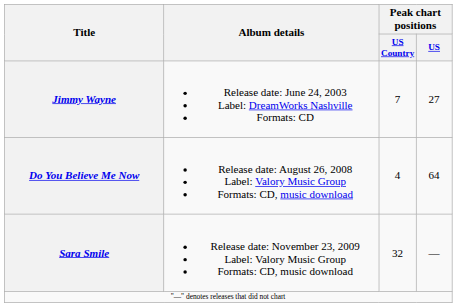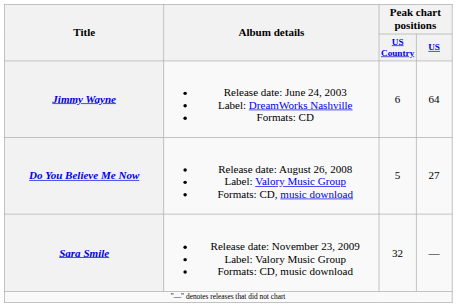(398, 99) 7 -> (398, 99) 6
(434, 99) 27 -> (434, 99) 64
(398, 176) 4 -> (398, 176) 5
(434, 176) 64 -> (434, 176) 27
